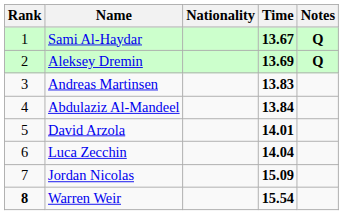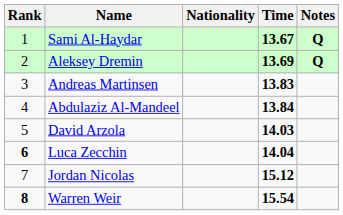(278, 130) 14.01 -> (278, 130) 14.03
(25, 152) normal -> (25, 152) bold
(278, 175) 15.09 -> (278, 175) 15.12
